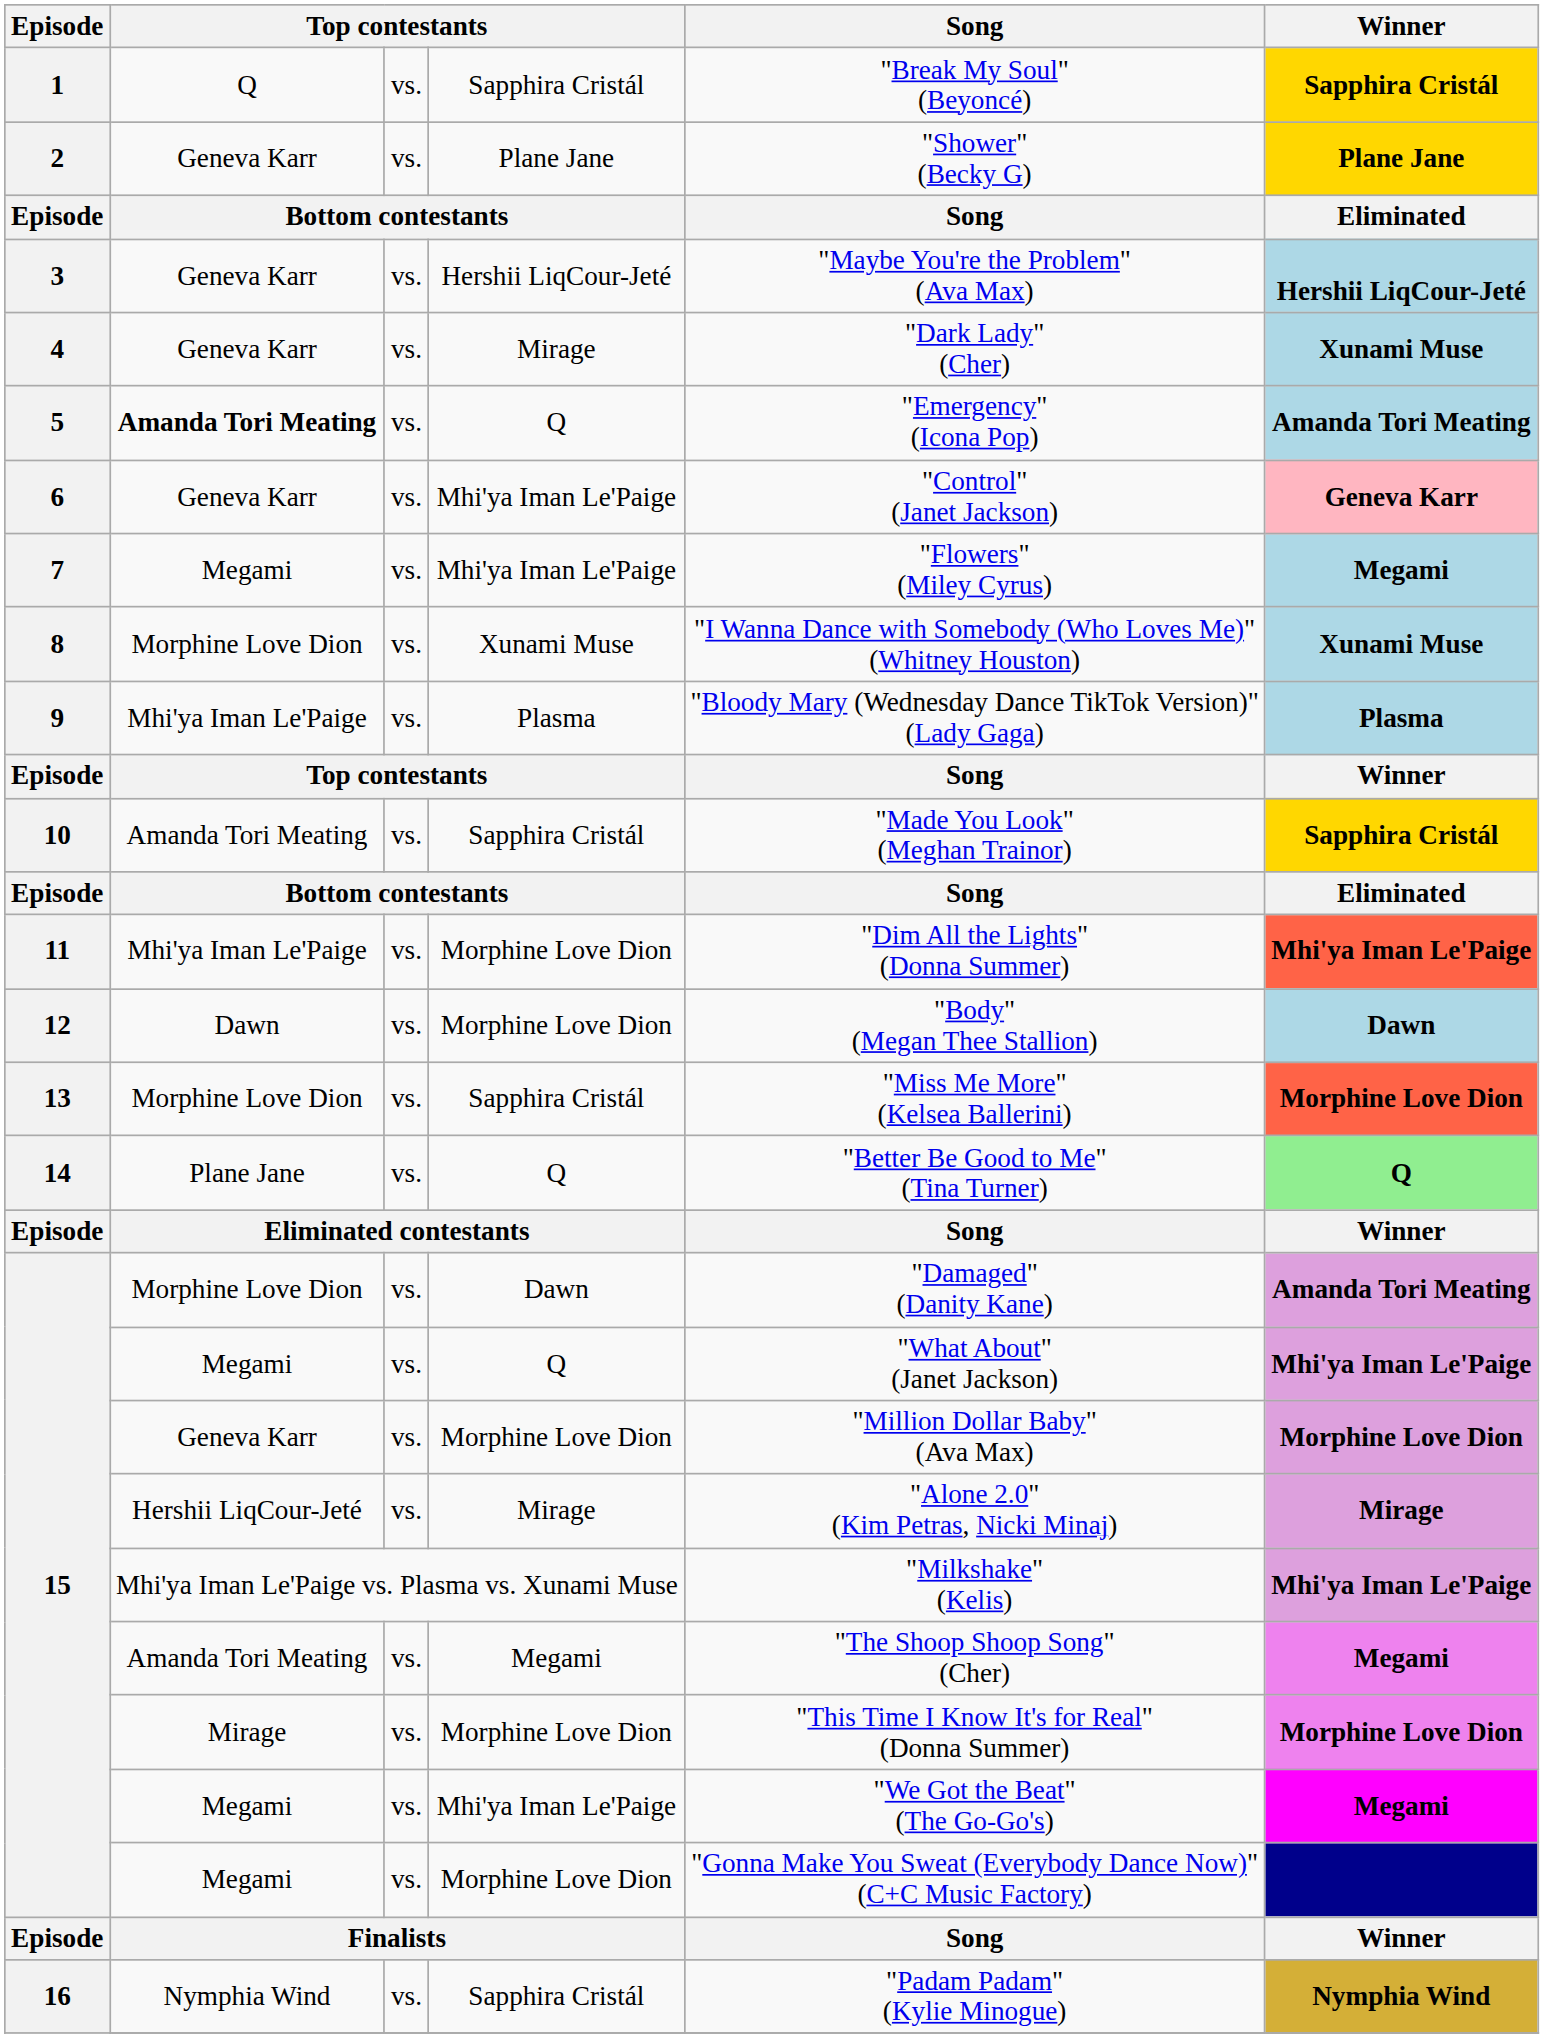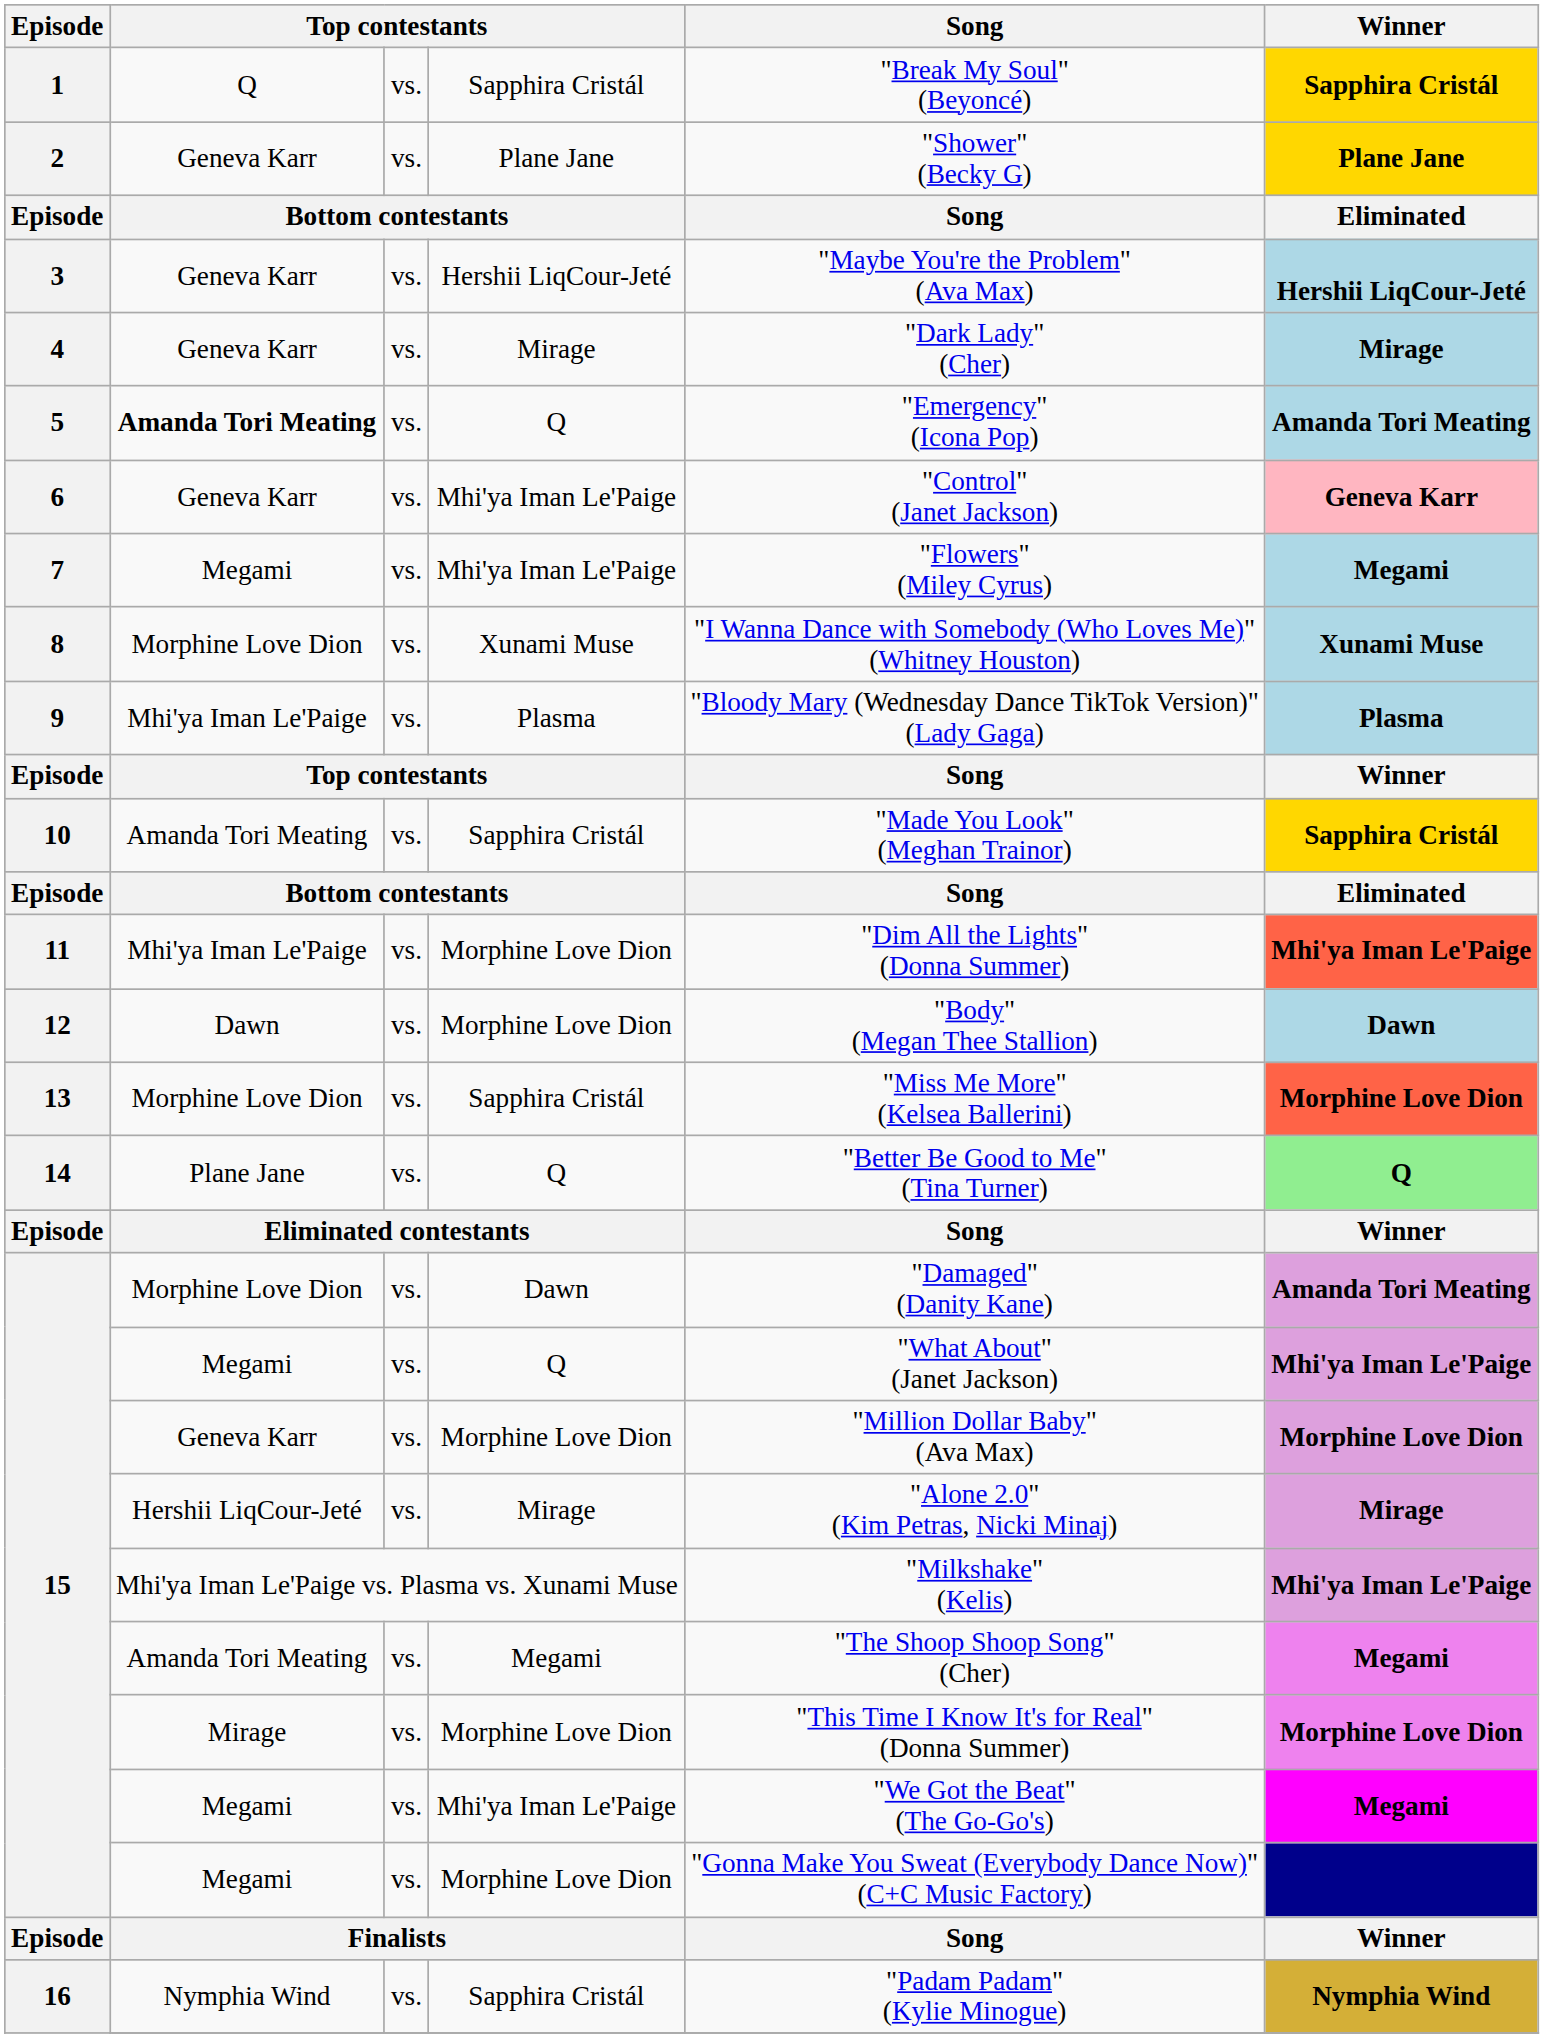(1401, 348) Xunami Muse -> (1401, 348) Mirage
